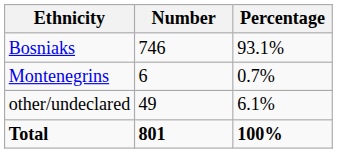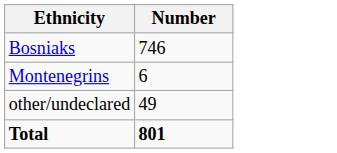- column: (282, 18)
